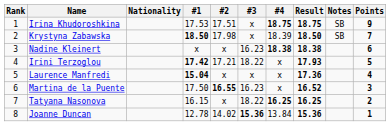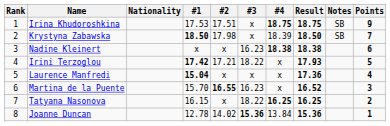(197, 88) 17.50 -> (197, 88) 15.70
